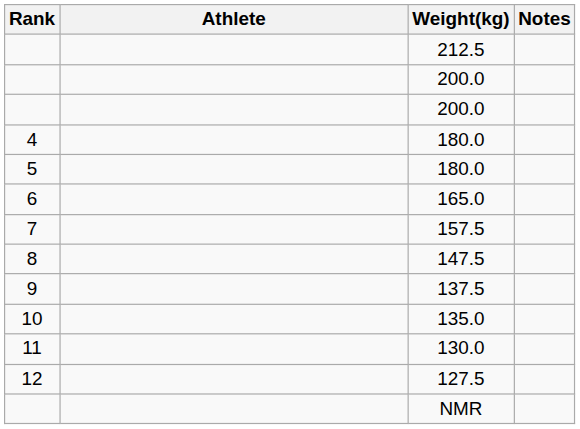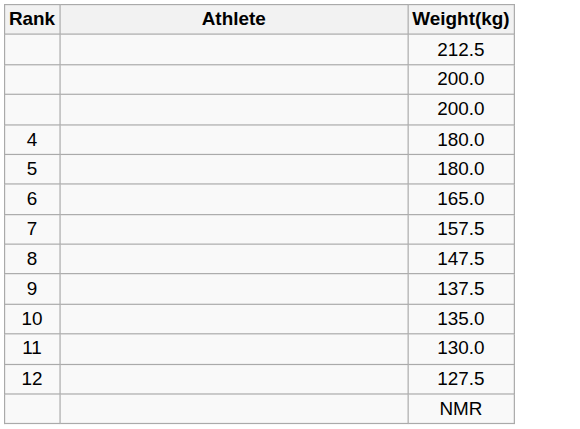- column: (544, 19)
